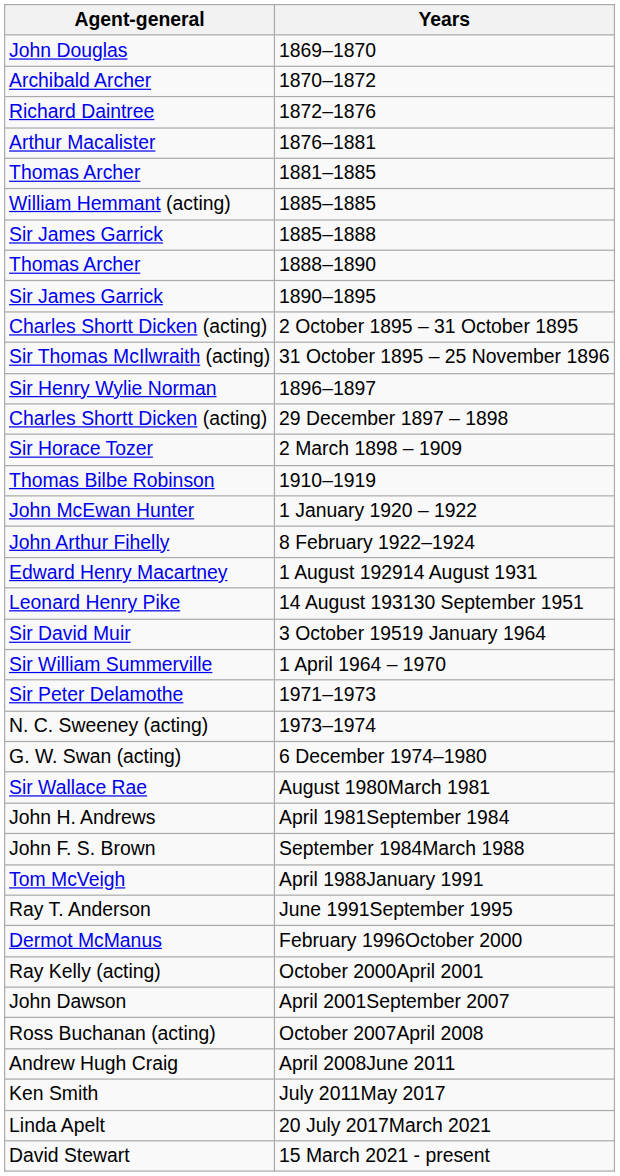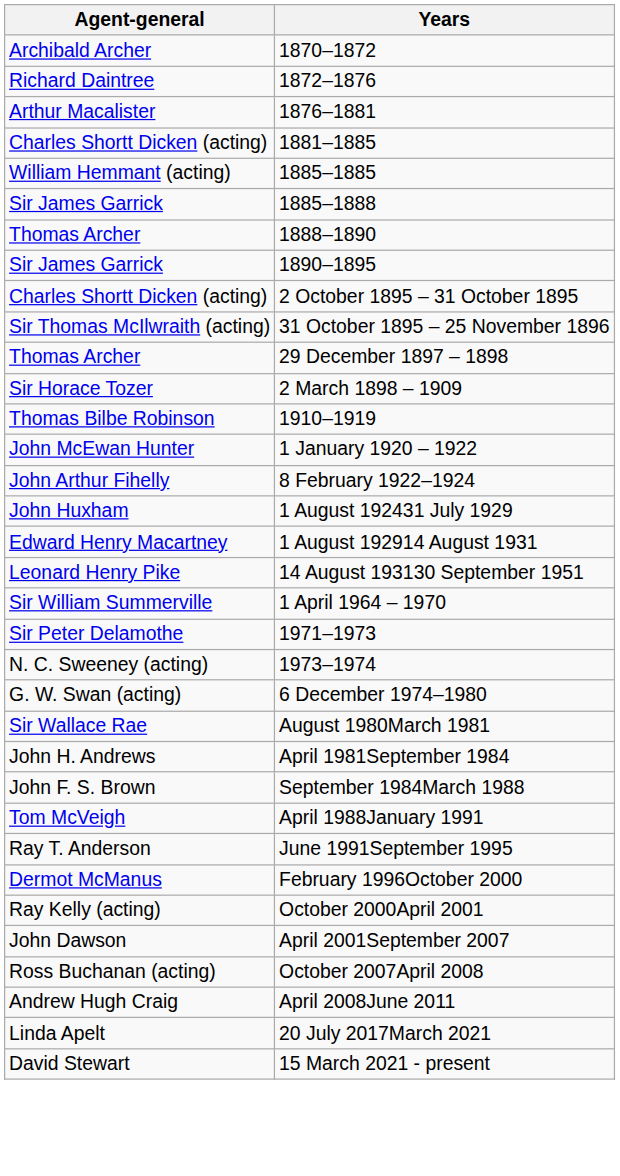- row: (328, 50)
(75, 173) Thomas Archer -> (138, 142) Charles Shortt Dicken (acting)
- row: (328, 388)
(138, 419) Charles Shortt Dicken (acting) -> (75, 357) Thomas Archer
+ row: (396, 511)
- row: (413, 633)
- row: (362, 1094)
